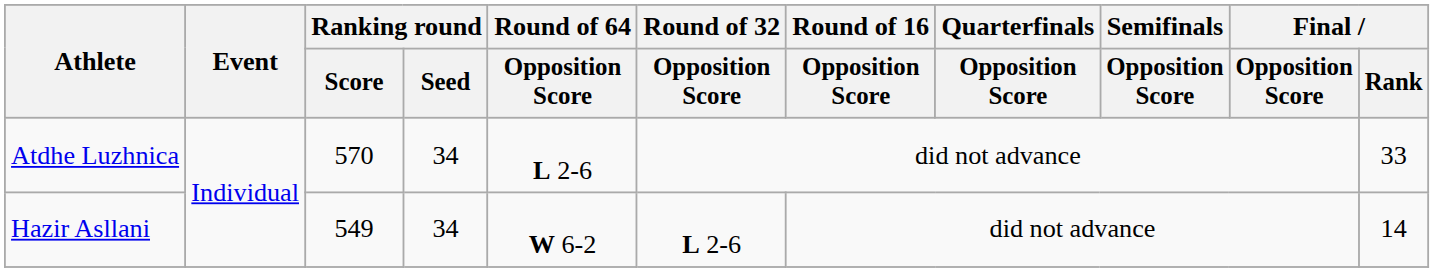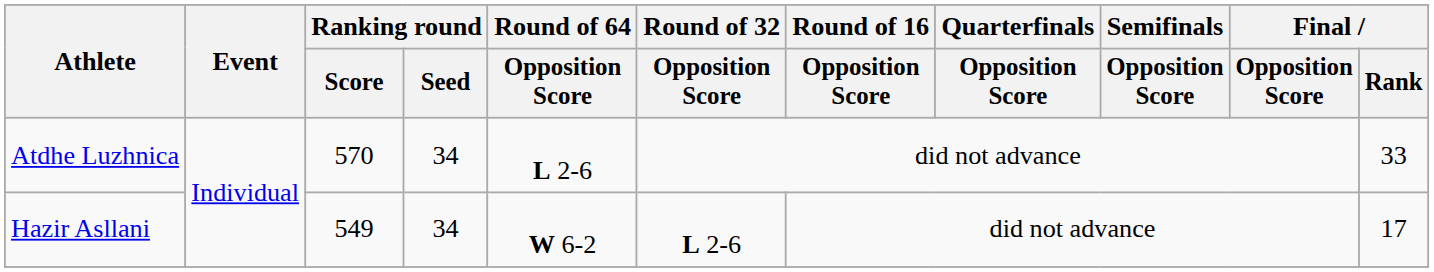(1394, 229) 14 -> (1394, 229) 17
